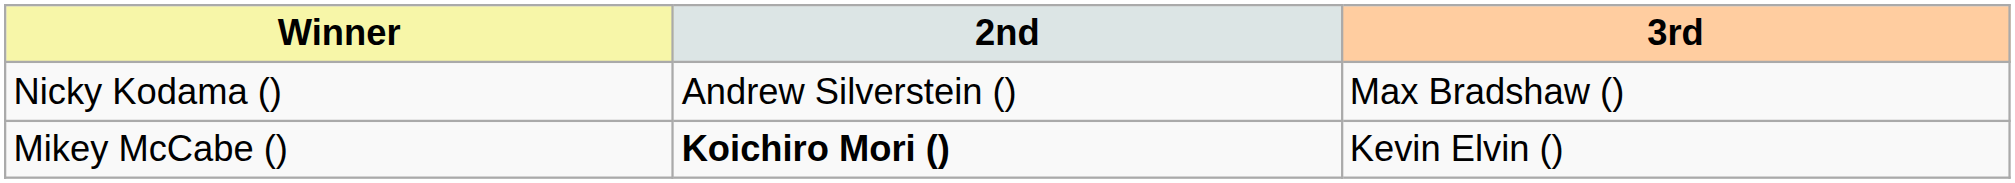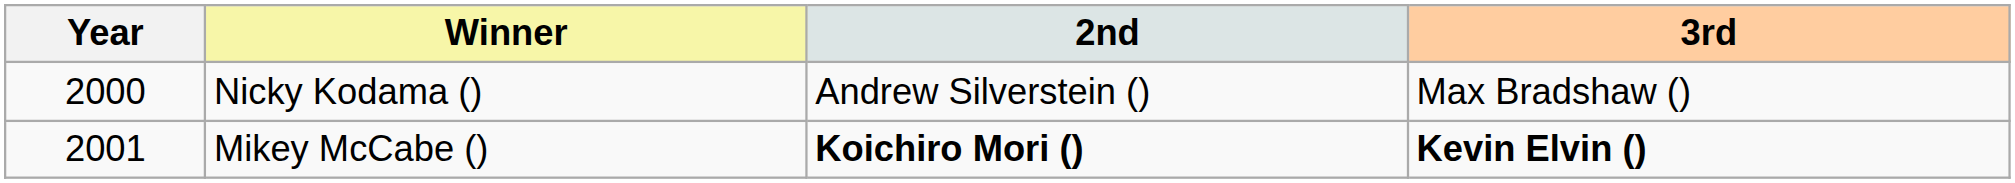+ column: (105, 33)
(1457, 148) normal -> (1532, 148) bold
